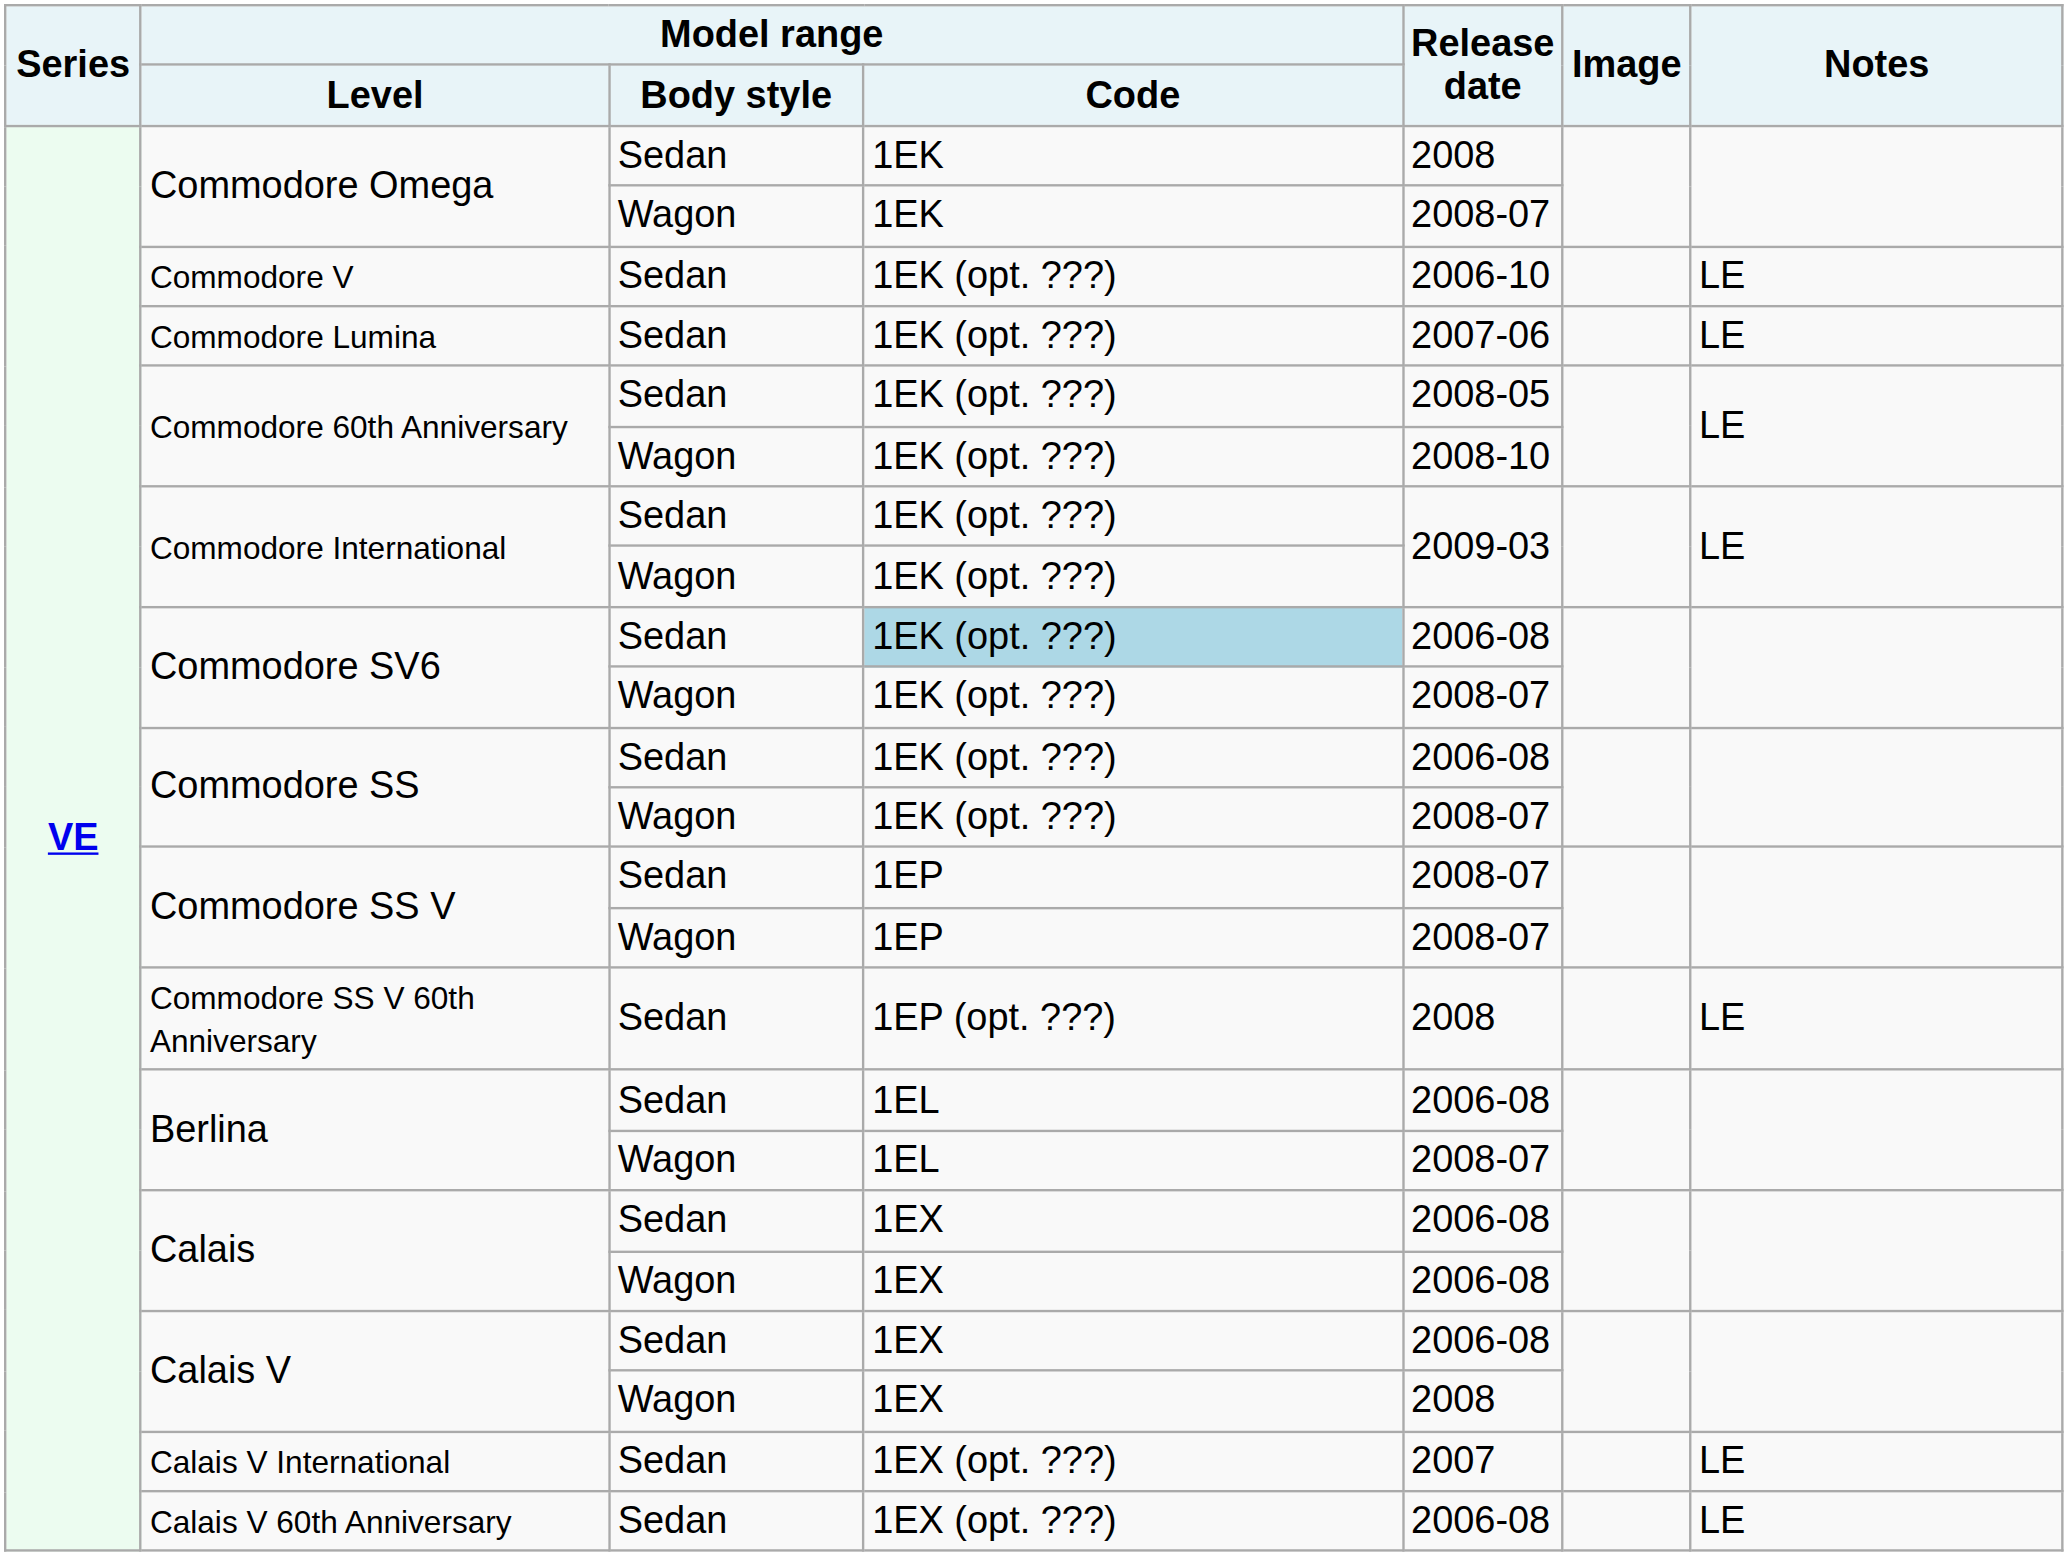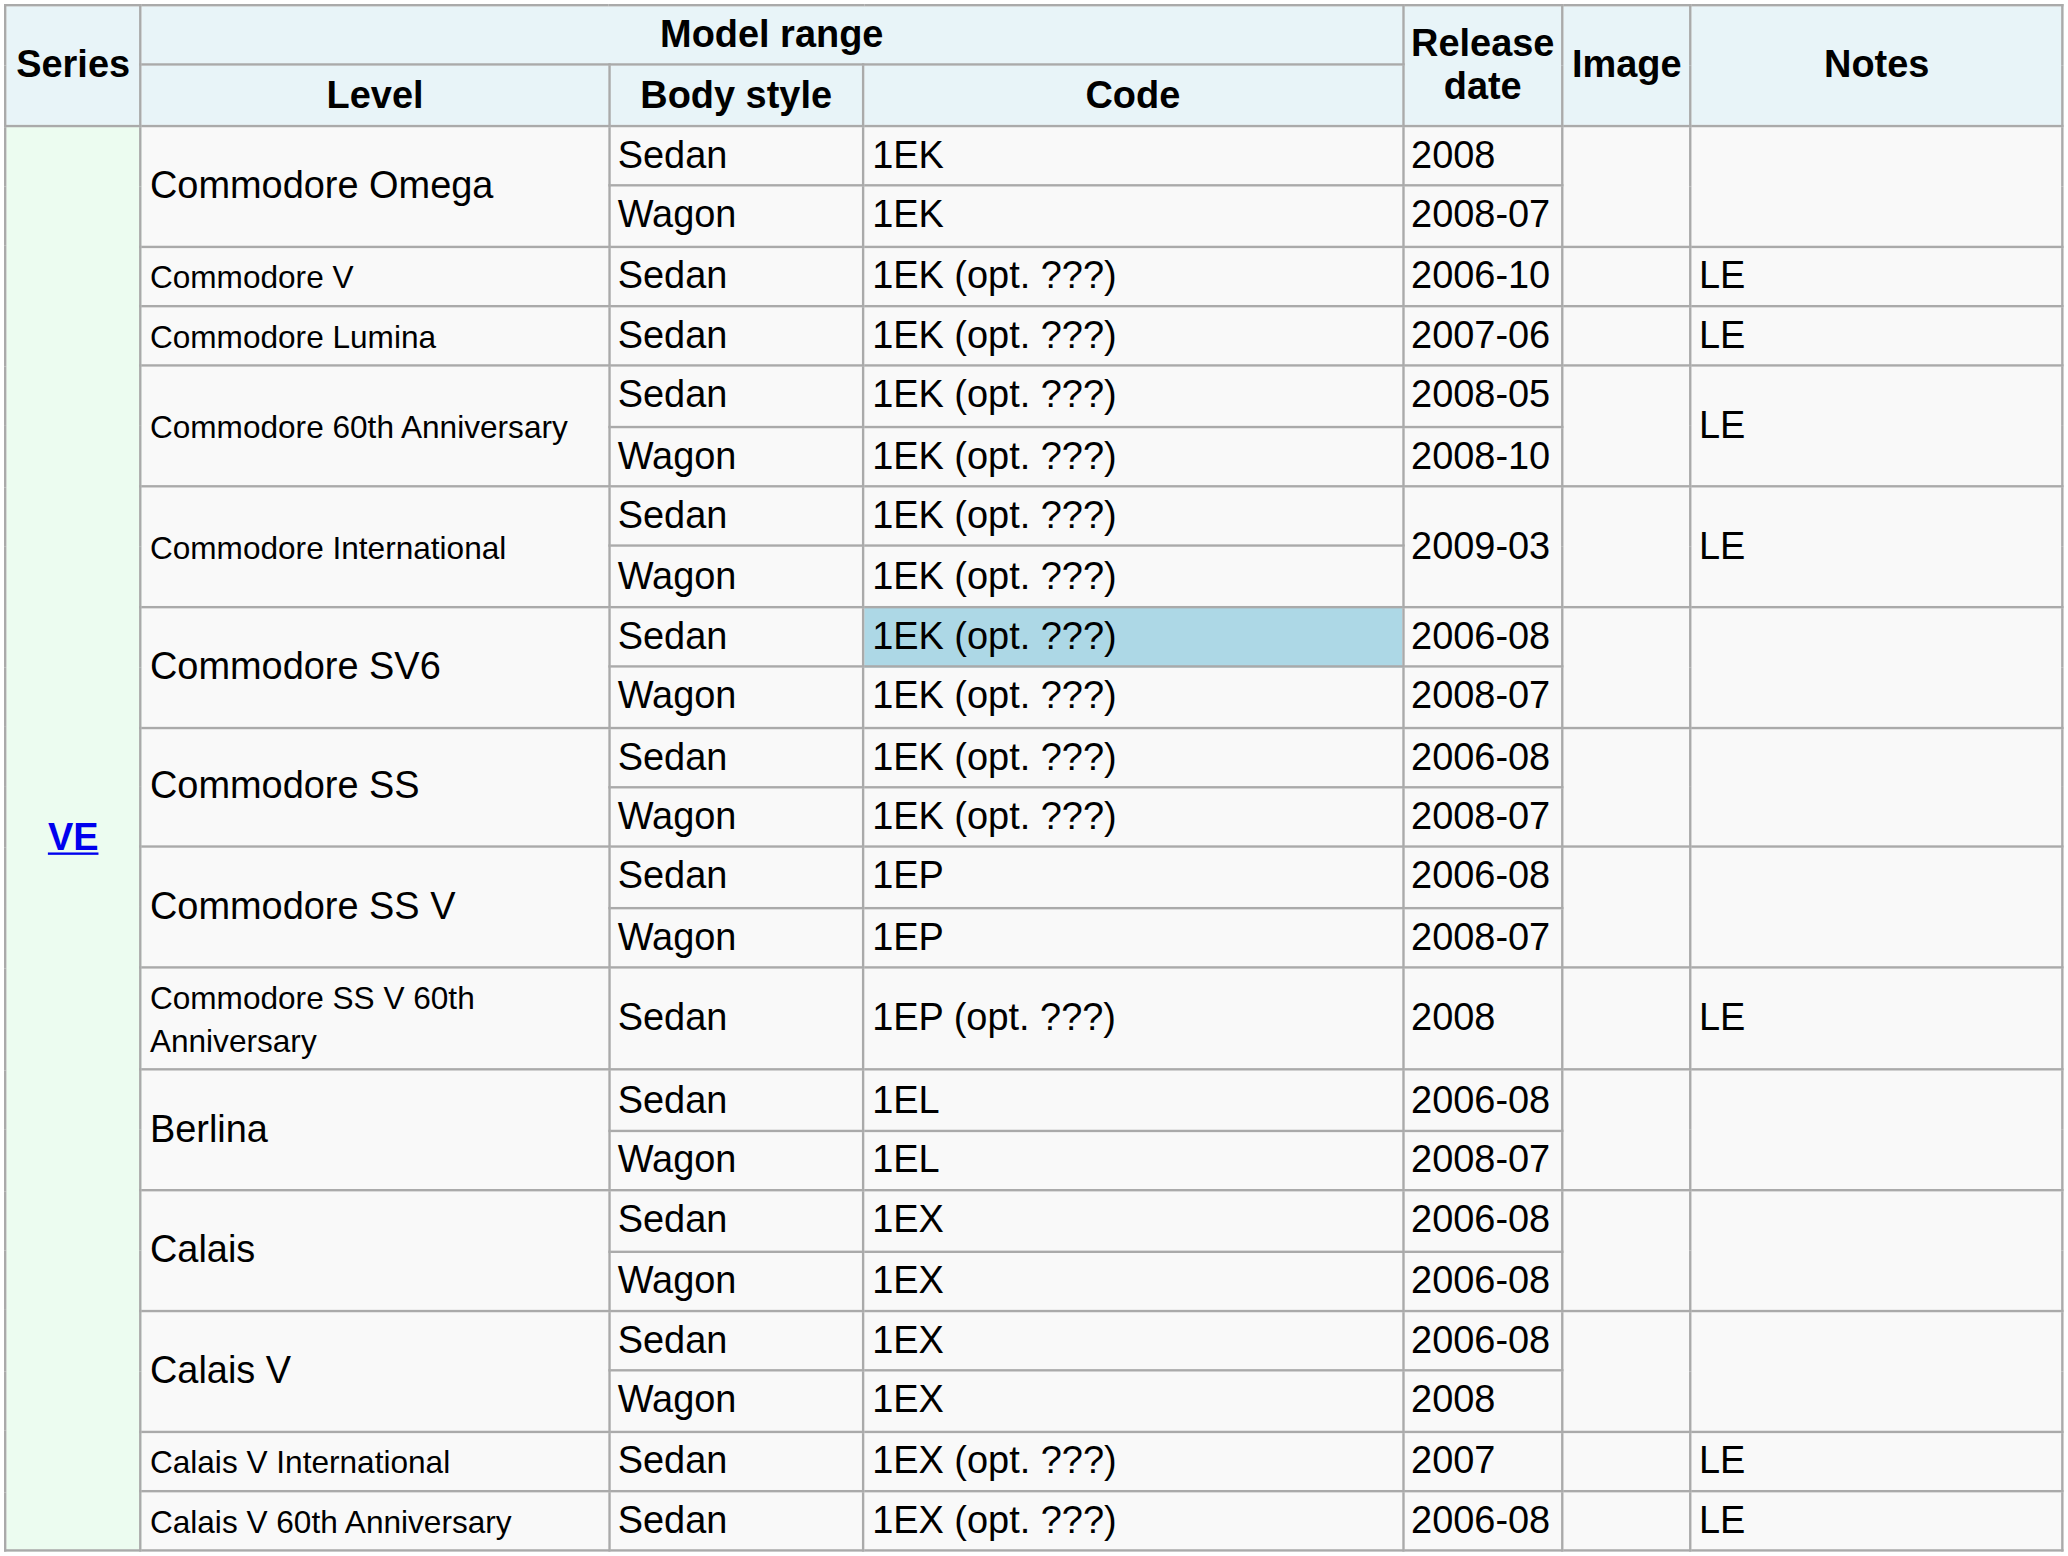(1481, 876) 2008-07 -> (1481, 876) 2006-08
